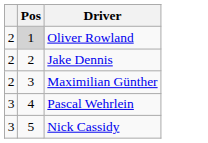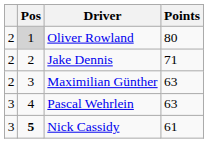+ column: (182, 15)
(31, 126) normal -> (31, 126) bold
